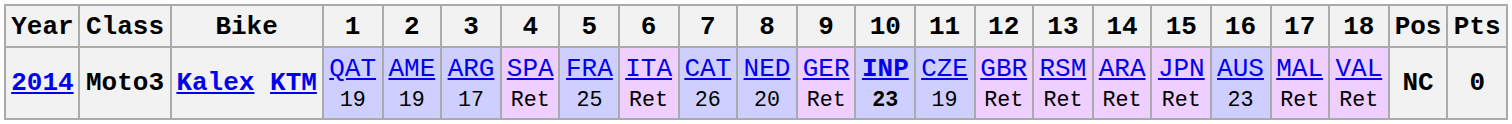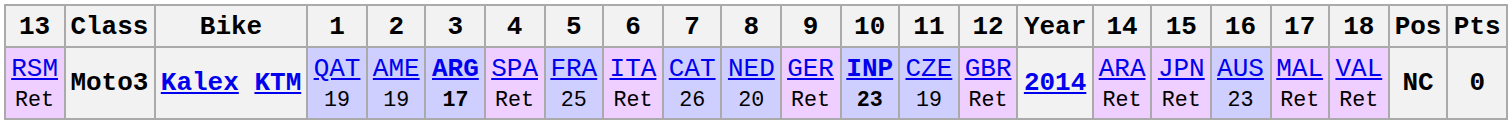columns swapped: (42, 26) <-> (1063, 26)
(471, 83) normal -> (455, 84) bold
